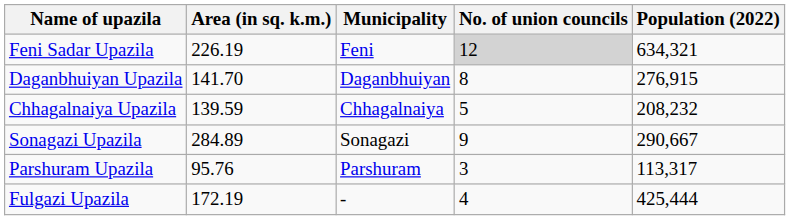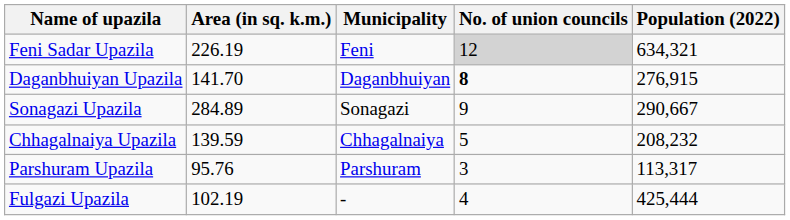(464, 79) normal -> (464, 79) bold
rows swapped: (93, 109) <-> (75, 139)
(217, 199) 172.19 -> (217, 199) 102.19
